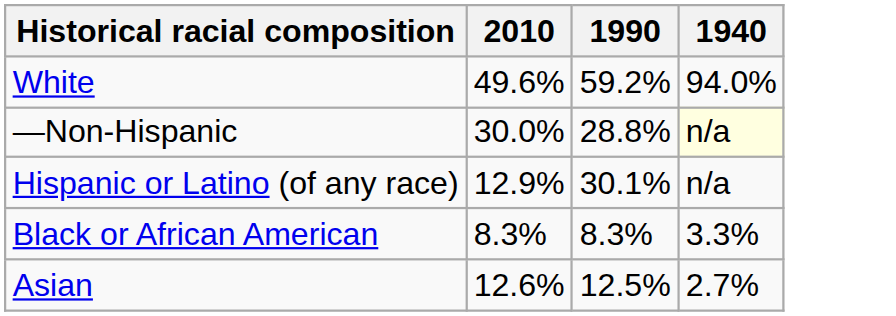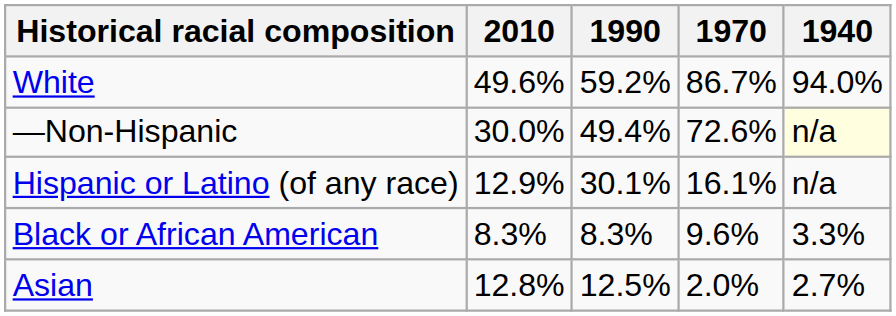+ column: (731, 31)
(625, 132) 28.8% -> (625, 132) 49.4%
(519, 285) 12.6% -> (519, 285) 12.8%
